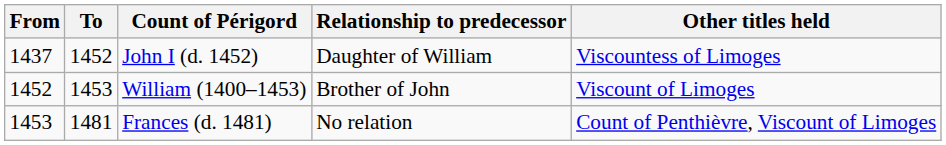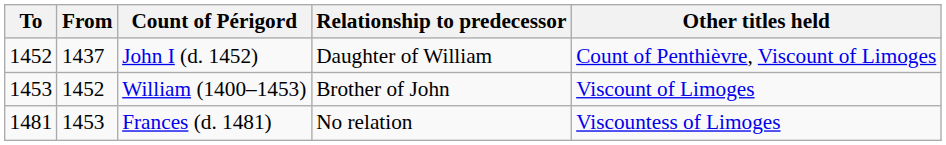columns swapped: (35, 21) <-> (91, 21)
(678, 55) Viscountess of Limoges -> (756, 55) Count of Penthièvre, Viscount of Limoges
(756, 122) Count of Penthièvre, Viscount of Limoges -> (678, 122) Viscountess of Limoges
